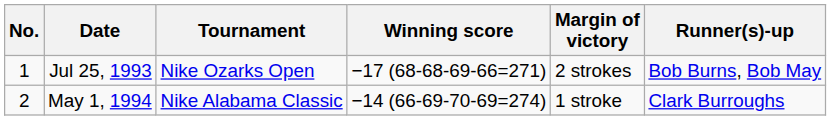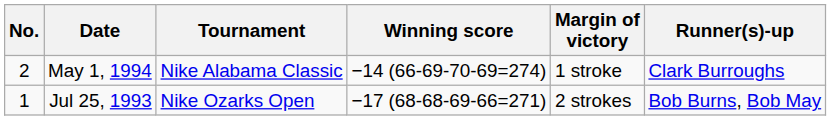rows swapped: (100, 71) <-> (100, 100)
